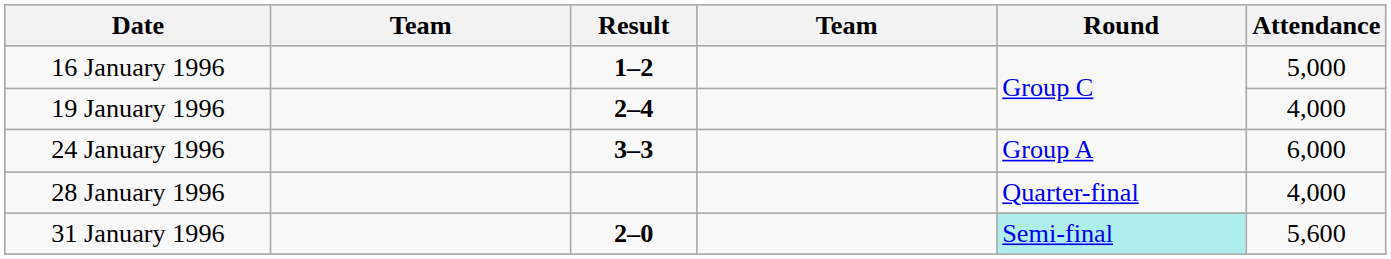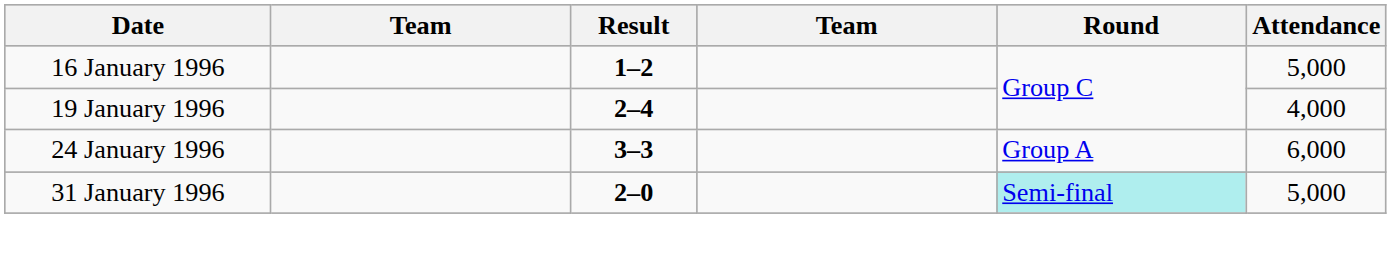- row: (138, 191)
(1316, 233) 5,600 -> (1316, 191) 5,000
